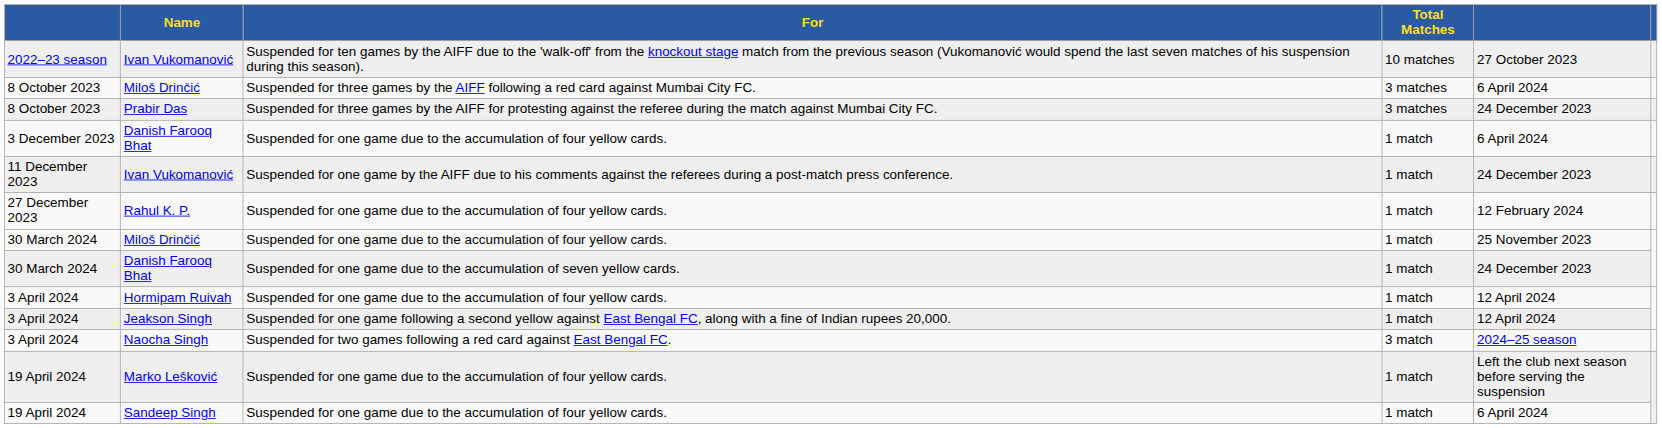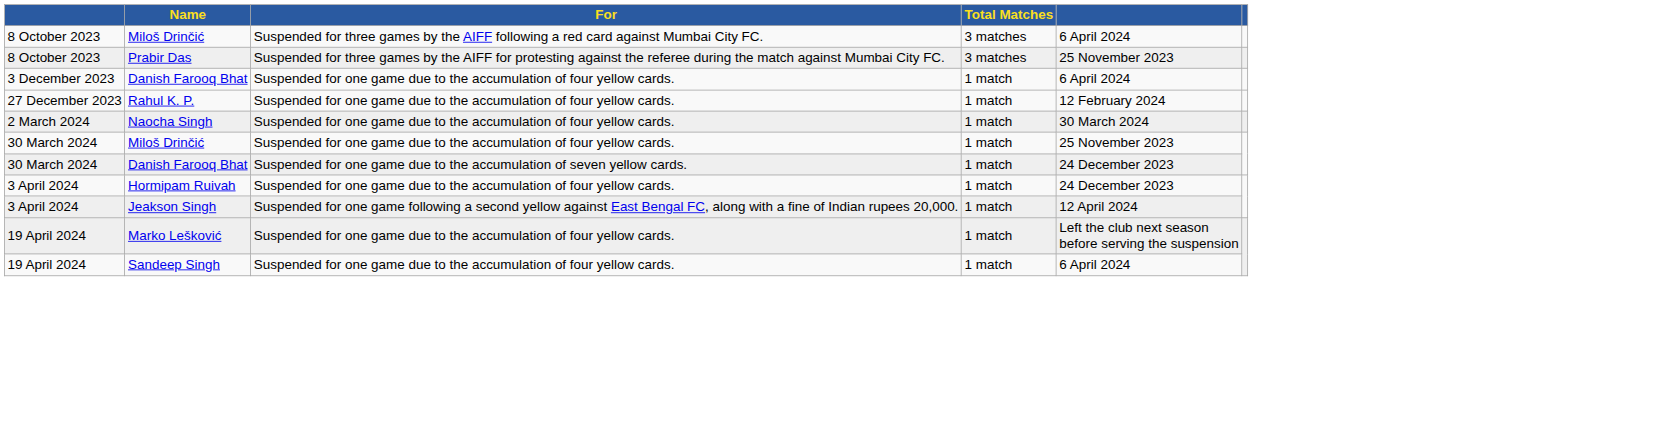- row: (57, 59)
(1534, 109) 24 December 2023 -> (1117, 57) 25 November 2023
- row: (47, 174)
+ row: (49, 121)
(1516, 297) 12 April 2024 -> (1117, 185) 24 December 2023
- row: (43, 340)
